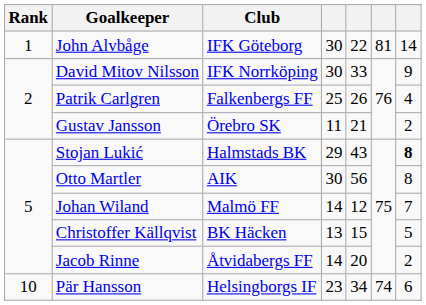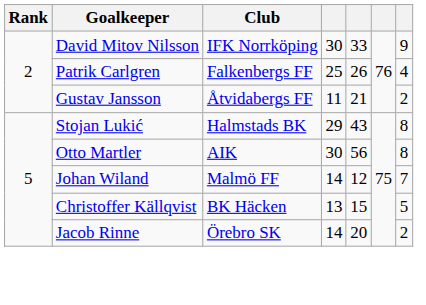- row: (102, 44)
(244, 125) Örebro SK -> (260, 98) Åtvidabergs FF
(408, 152) bold -> (404, 125) normal
(260, 260) Åtvidabergs FF -> (244, 233) Örebro SK
- row: (98, 286)
